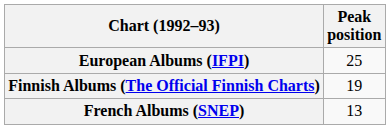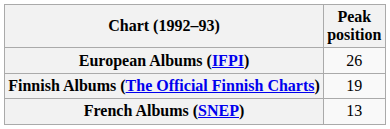(354, 60) 25 -> (354, 60) 26
